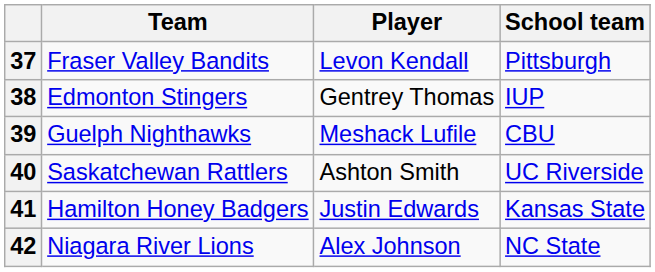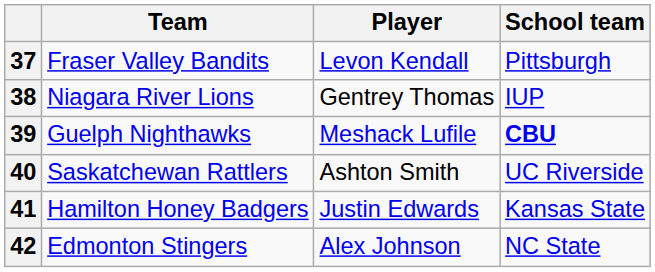(147, 97) Edmonton Stingers -> (150, 97) Niagara River Lions
(530, 135) normal -> (531, 135) bold
(150, 246) Niagara River Lions -> (147, 246) Edmonton Stingers
